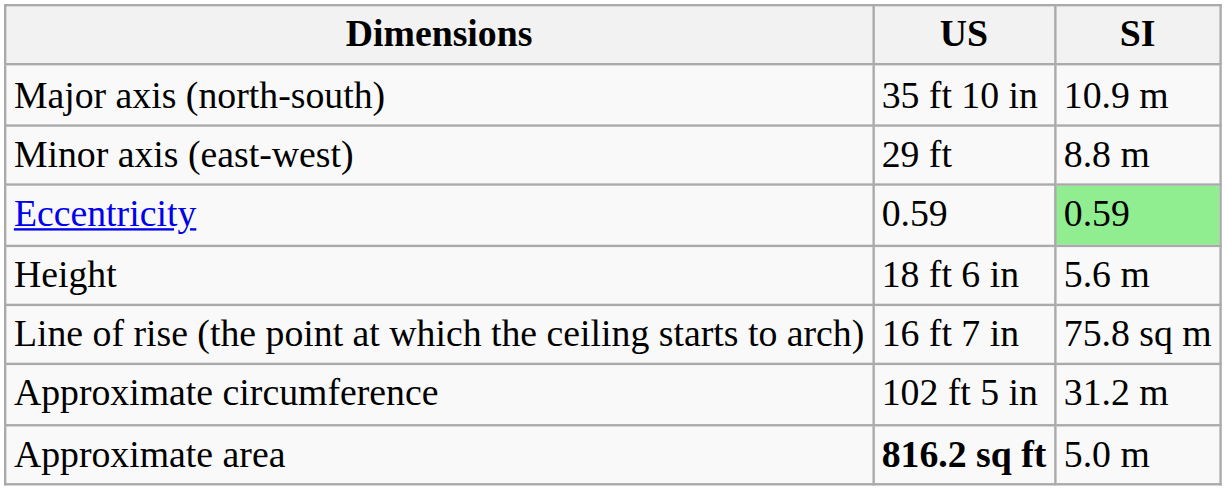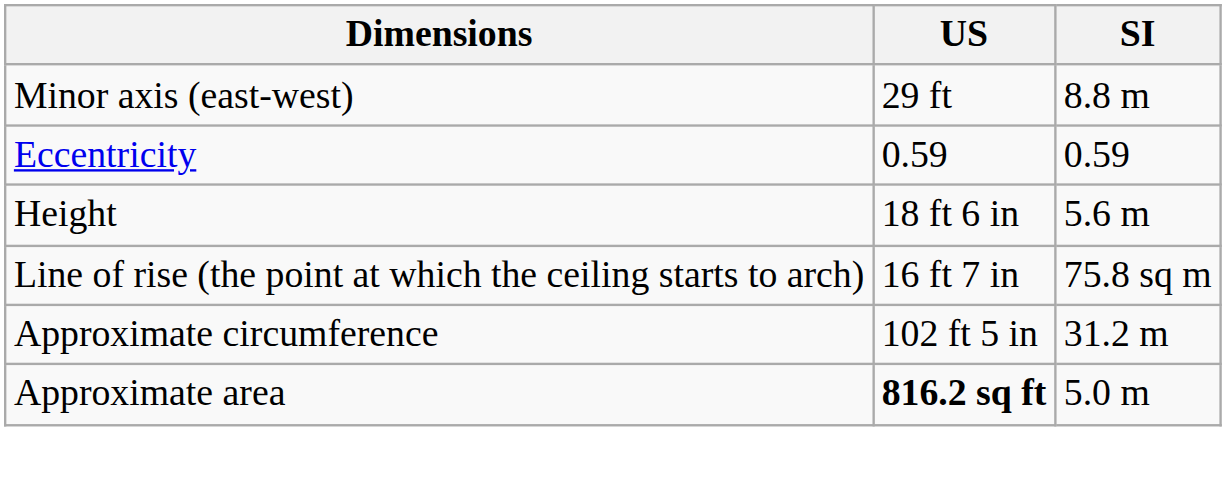- row: (200, 94)
(1097, 214) lightgreen background -> (1097, 154) no background
